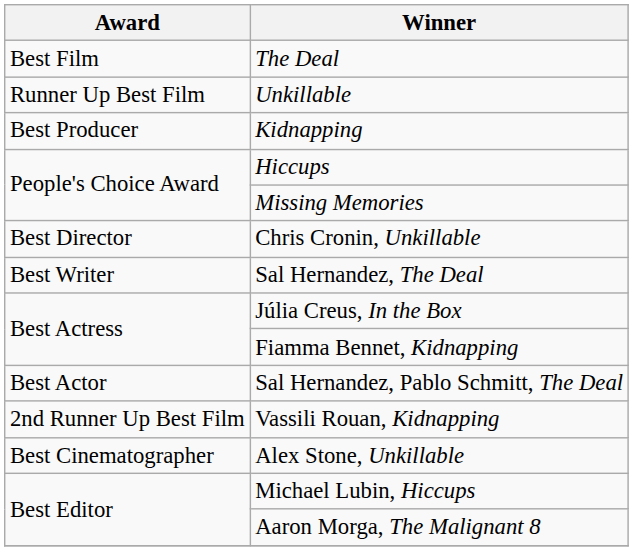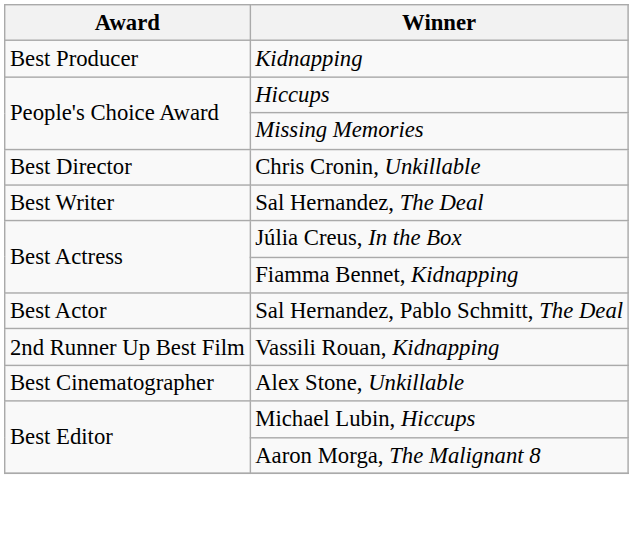- row: (297, 58)
- row: (303, 94)
